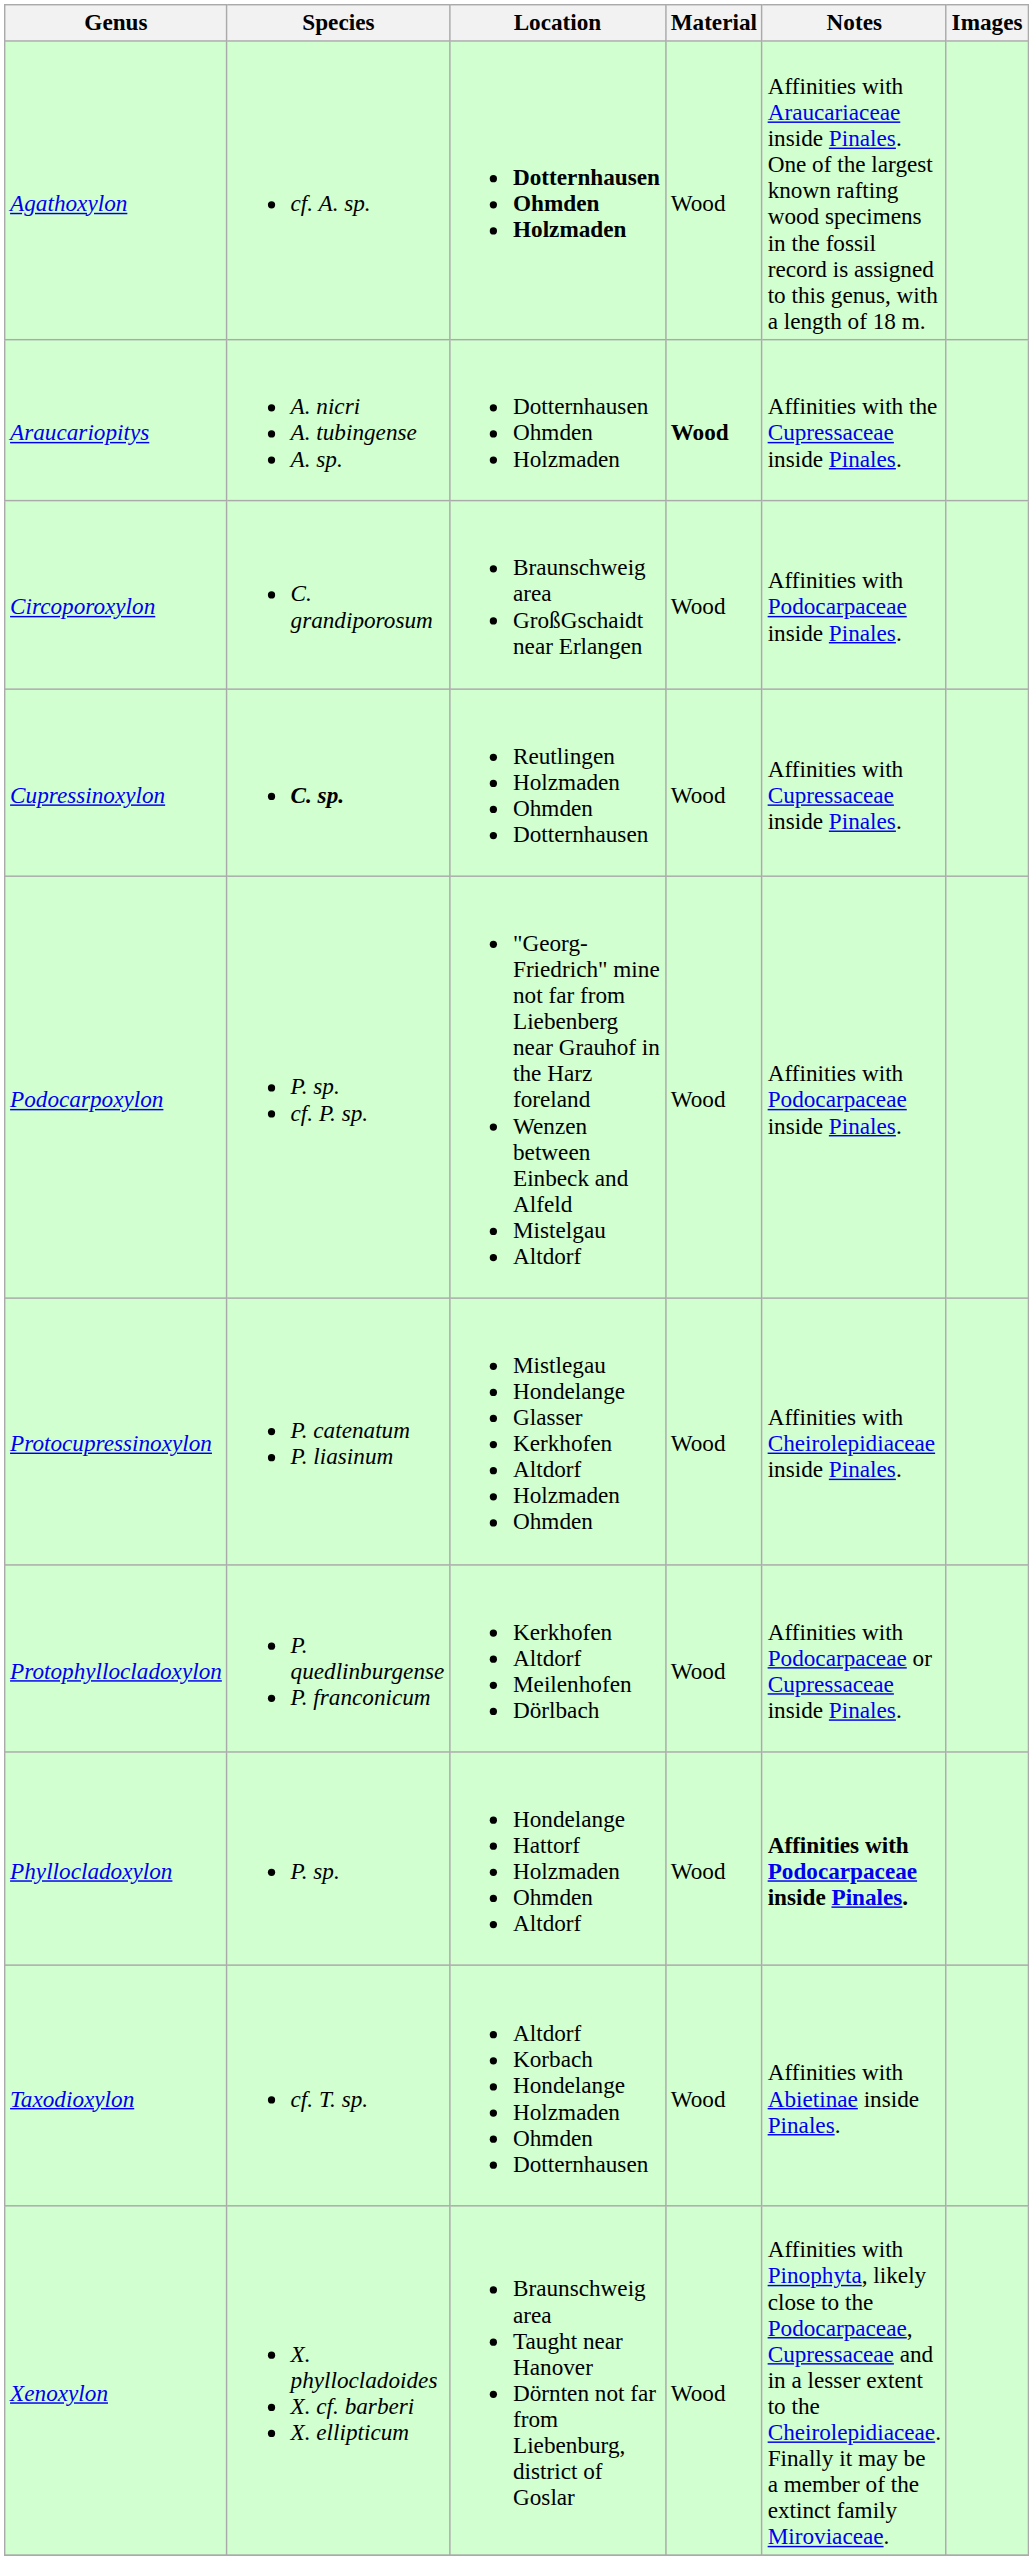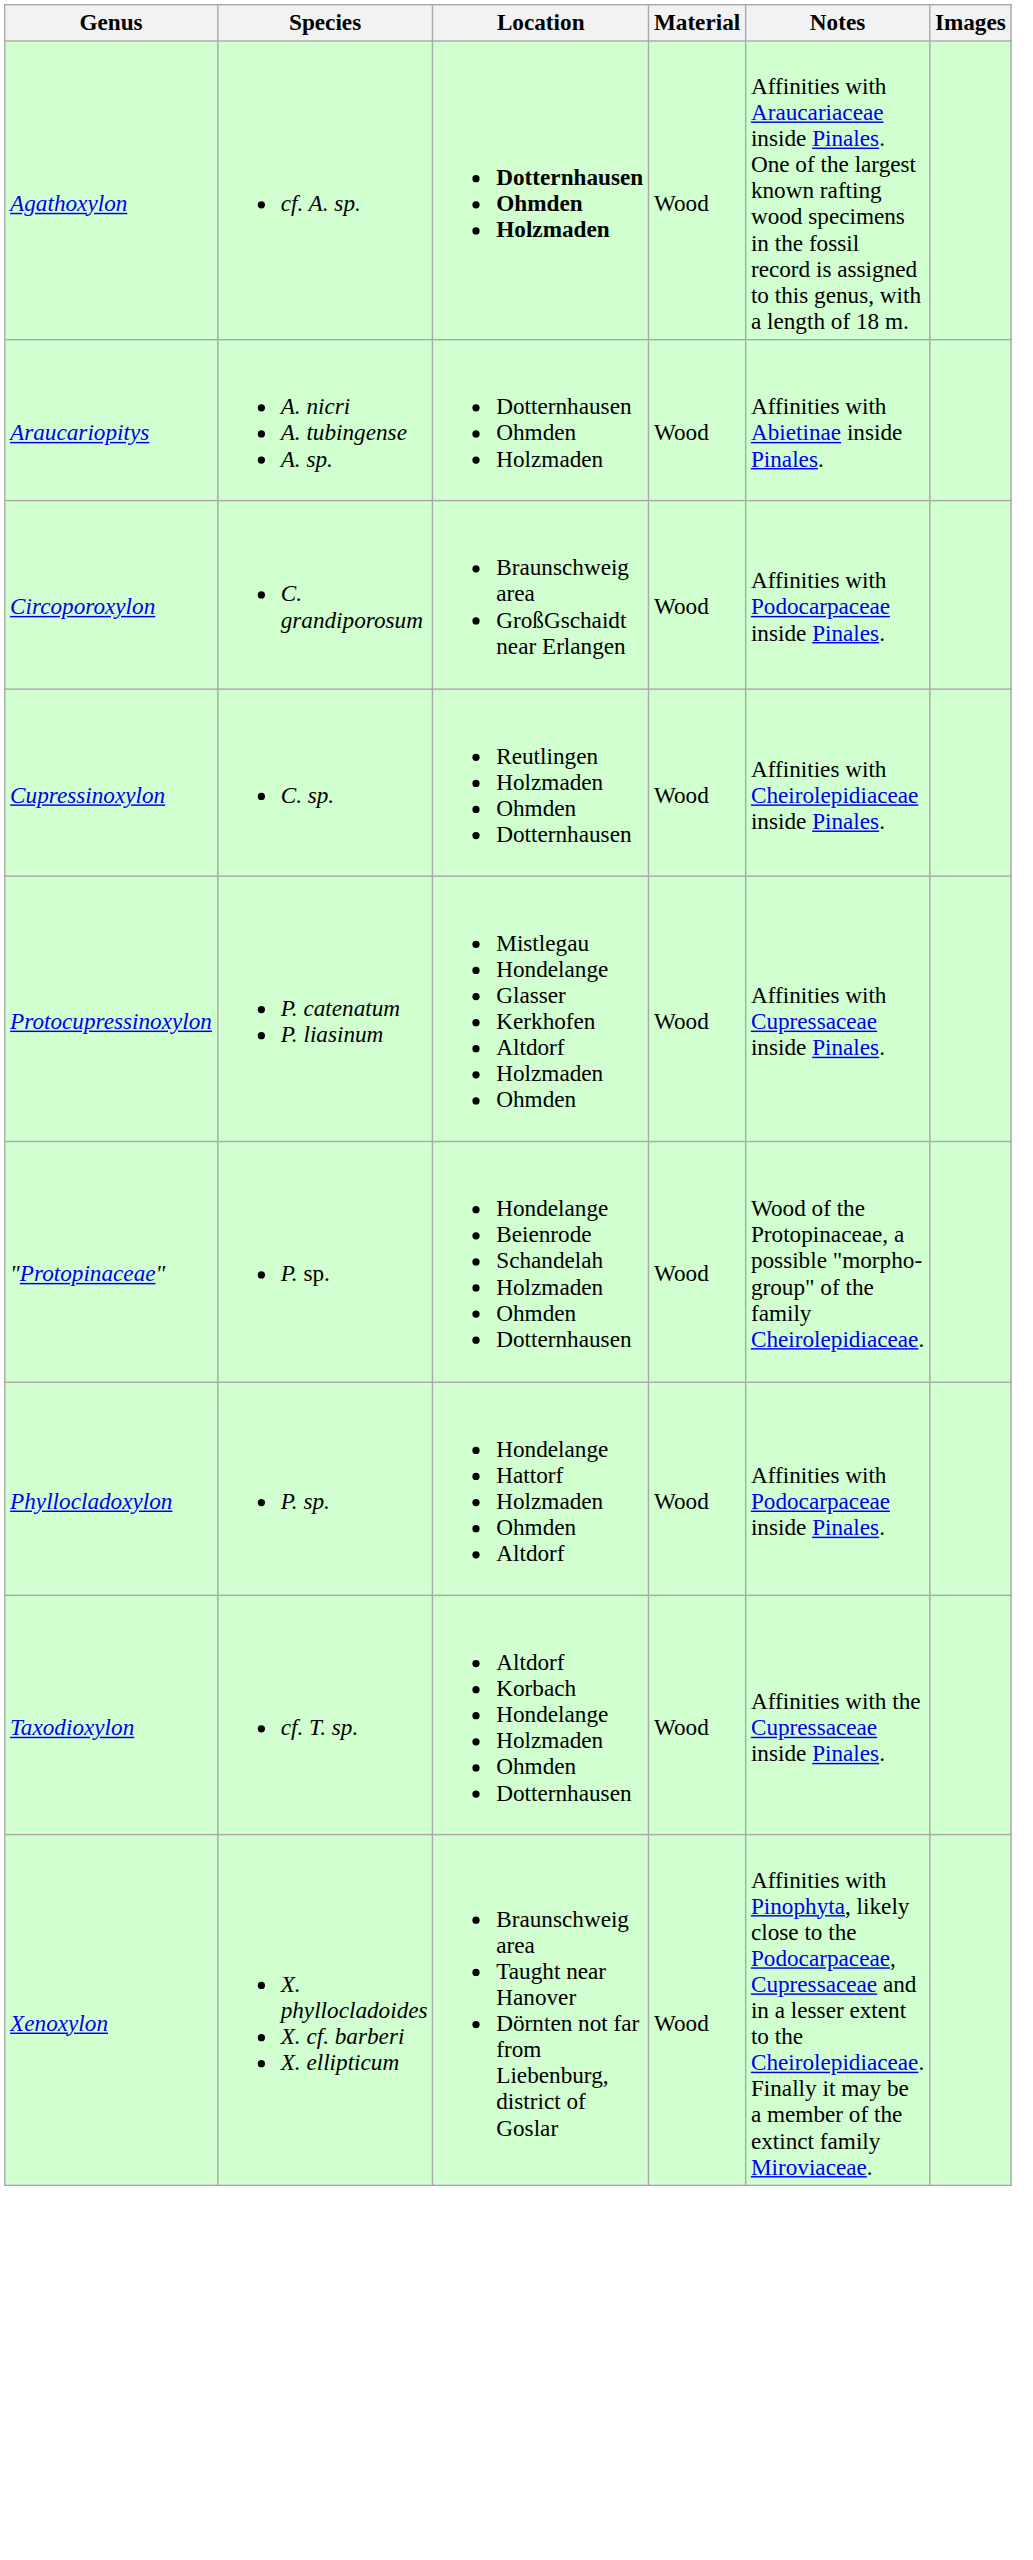(700, 432) bold -> (681, 432) normal
(852, 432) Affinities with the Cupressaceae inside Pinales. -> (827, 432) Affinities with Abietinae inside Pinales.
(338, 795) bold -> (325, 795) normal
(835, 795) Affinities with Cupressaceae inside Pinales. -> (835, 795) Affinities with Cheirolepidiaceae inside Pinales.
- row: (87, 1100)
(851, 1444) Affinities with Cheirolepidiaceae inside Pinales. -> (819, 1021) Affinities with Cupressaceae inside Pinales.
- row: (116, 1671)
+ row: (88, 1274)
(842, 1871) bold -> (820, 1501) normal
(843, 2098) Affinities with Abietinae inside Pinales. -> (836, 1728) Affinities with the Cupressaceae inside Pinales.
